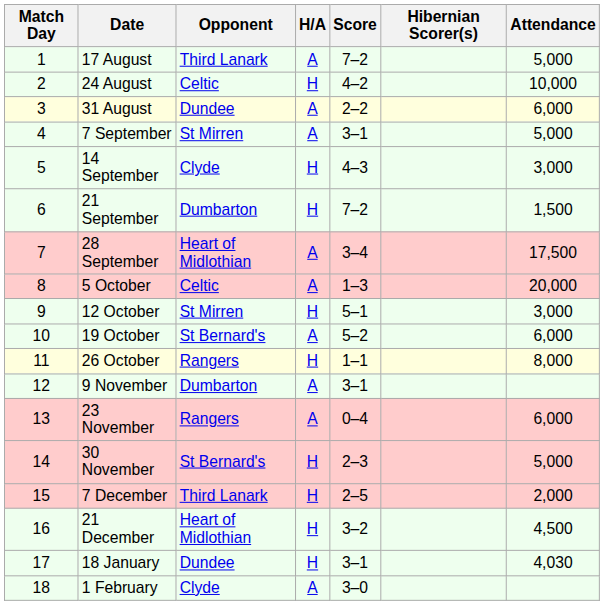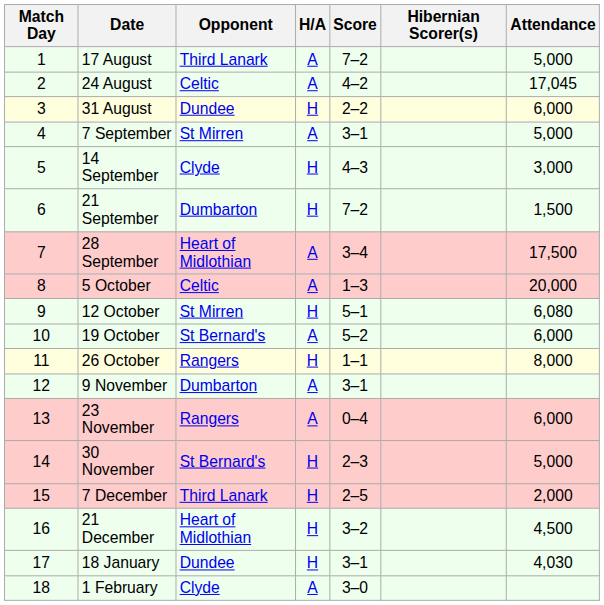(312, 84) H -> (312, 84) A
(553, 84) 10,000 -> (553, 84) 17,045
(312, 109) A -> (312, 109) H
(553, 311) 3,000 -> (553, 311) 6,080
